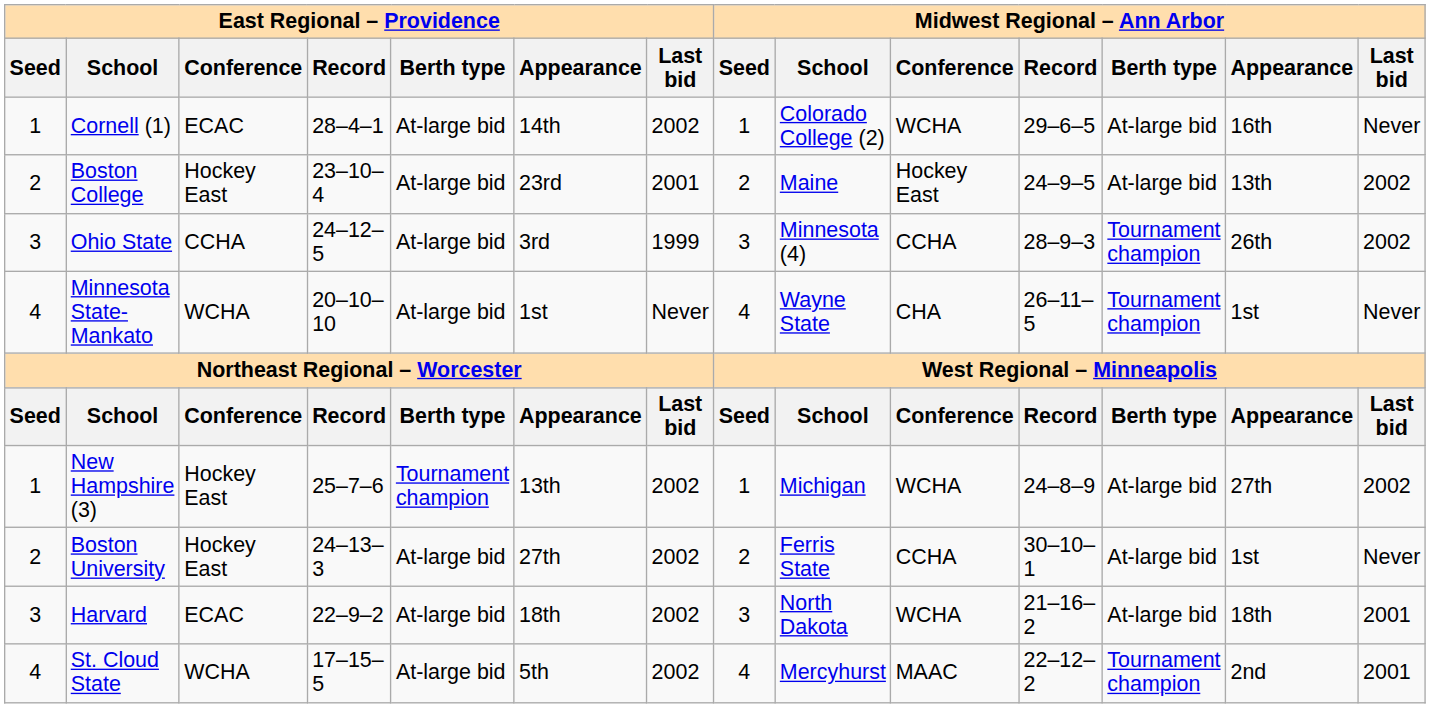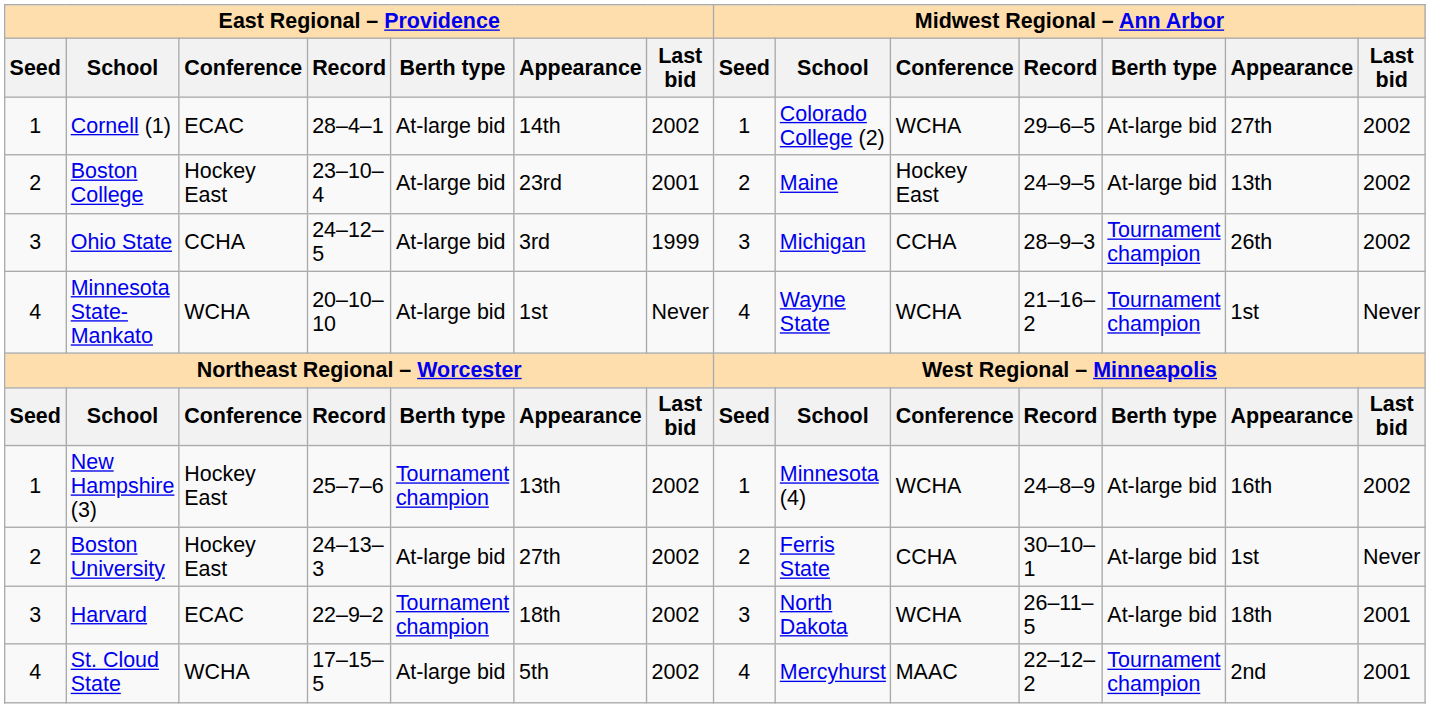(1251, 125) 16th -> (1251, 125) 27th
(1392, 125) Never -> (1387, 125) 2002
(829, 241) Minnesota (4) -> (823, 241) Michigan
(918, 312) CHA -> (929, 312) WCHA
(1059, 312) 26–11–5 -> (1059, 312) 21–16–2
(823, 486) Michigan -> (829, 486) Minnesota (4)
(1251, 486) 27th -> (1251, 486) 16th
(451, 614) At-large bid -> (453, 614) Tournament champion
(1059, 614) 21–16–2 -> (1059, 614) 26–11–5
